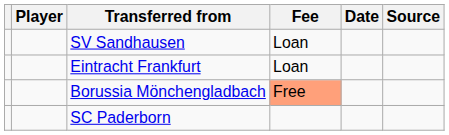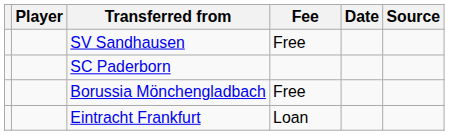(291, 42) Loan -> (289, 42) Free
rows swapped: (121, 117) <-> (135, 67)
(289, 92) lightsalmon background -> (289, 92) no background
